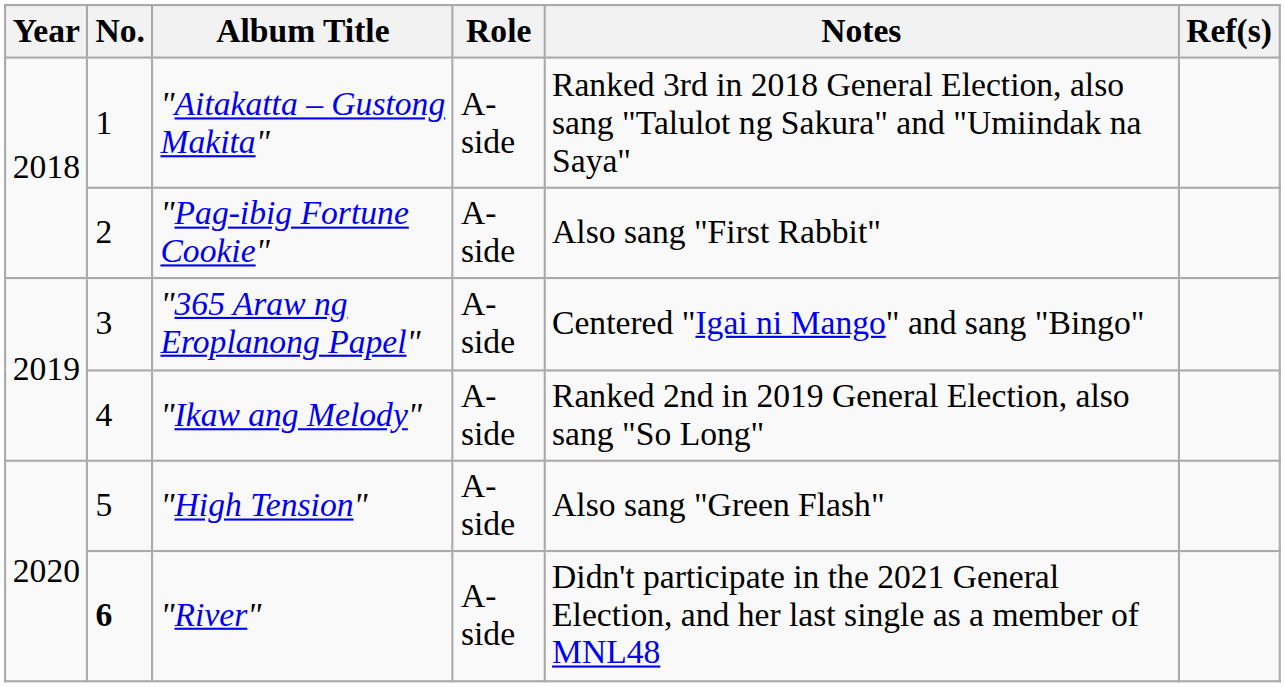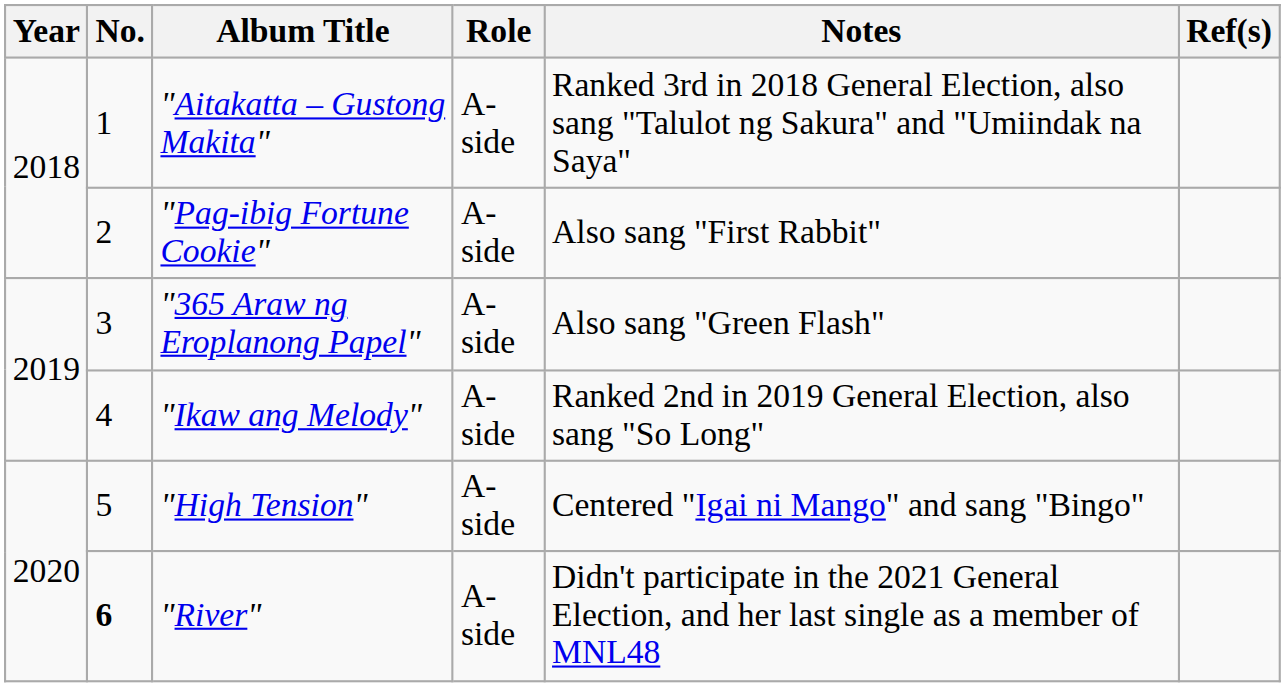(848, 323) Centered "Igai ni Mango" and sang "Bingo" -> (718, 323) Also sang "Green Flash"
(718, 505) Also sang "Green Flash" -> (848, 505) Centered "Igai ni Mango" and sang "Bingo"
